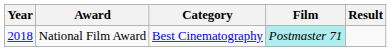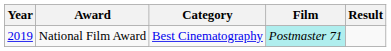(20, 36) 2018 -> (20, 36) 2019
